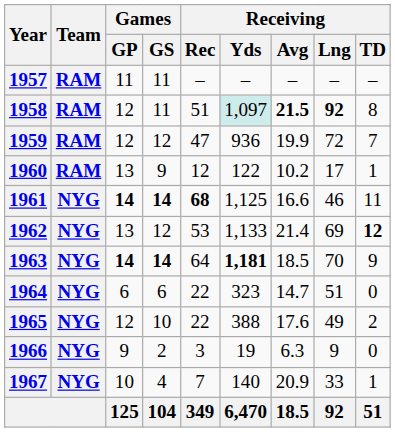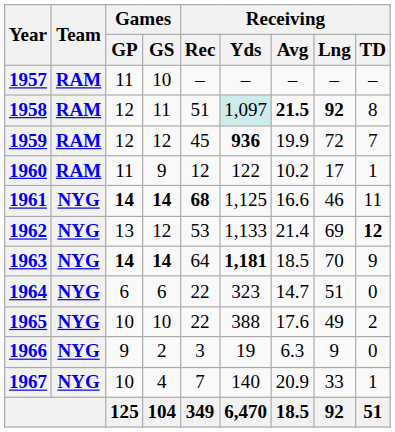(162, 79) 11 -> (162, 79) 10
(200, 140) 47 -> (200, 140) 45
(246, 140) normal -> (246, 140) bold
(124, 170) 13 -> (124, 170) 11
(124, 321) 12 -> (124, 321) 10
